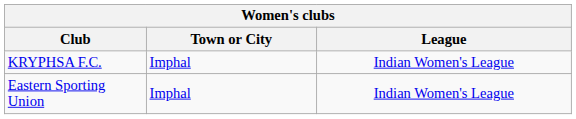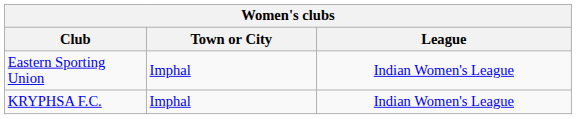rows swapped: (55, 62) <-> (57, 93)
